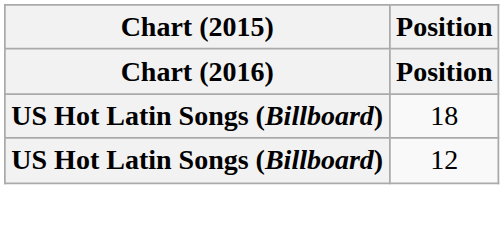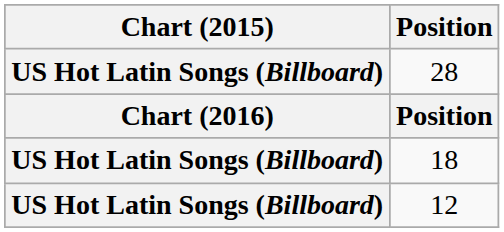+ row: (444, 71)
